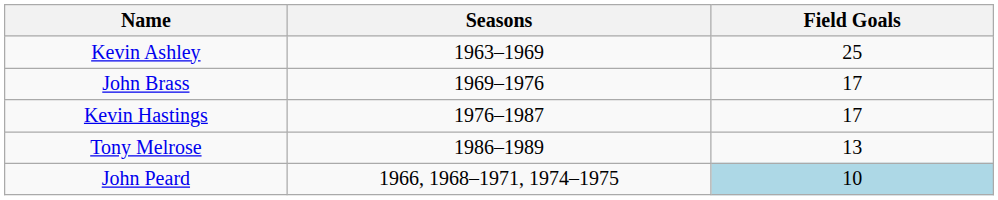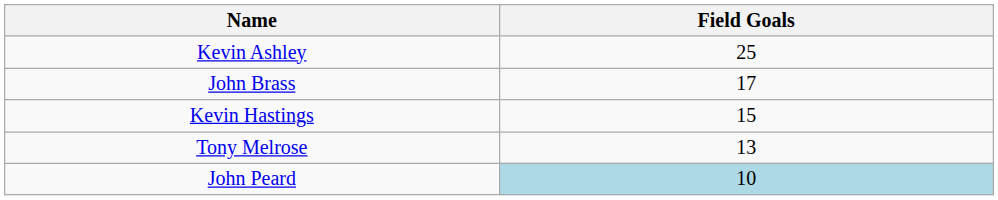- column: (499, 20)
(852, 115) 17 -> (746, 115) 15
